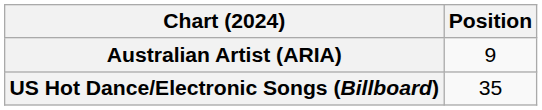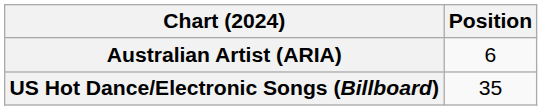(490, 54) 9 -> (490, 54) 6
